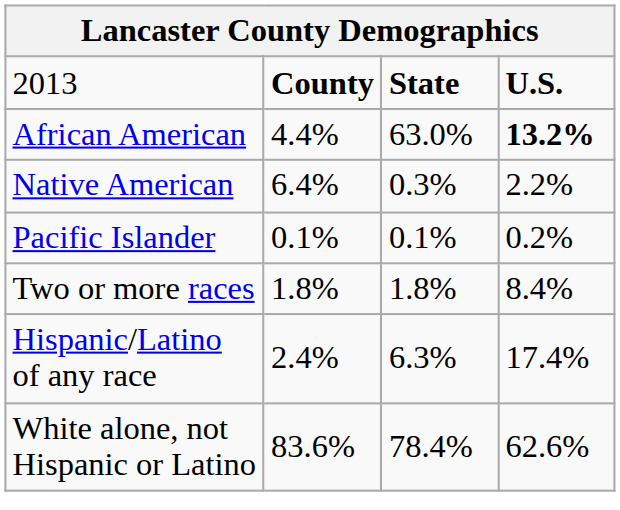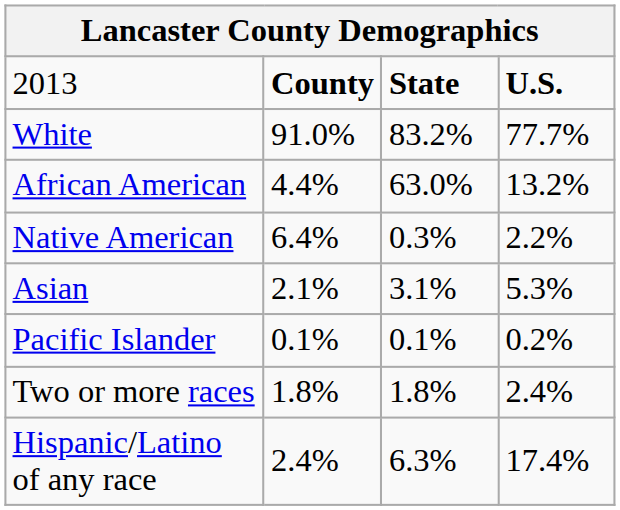+ row: (52, 133)
(550, 133) bold -> (547, 185) normal
+ row: (50, 288)
(539, 288) 8.4% -> (539, 391) 2.4%
- row: (134, 446)
